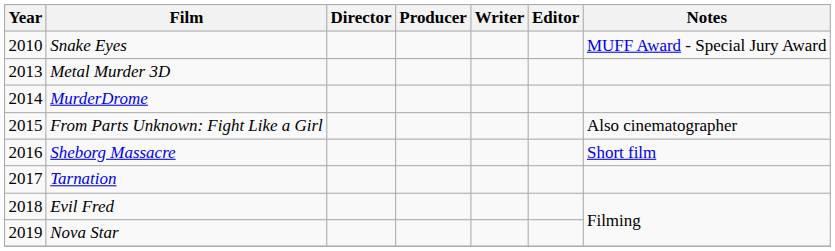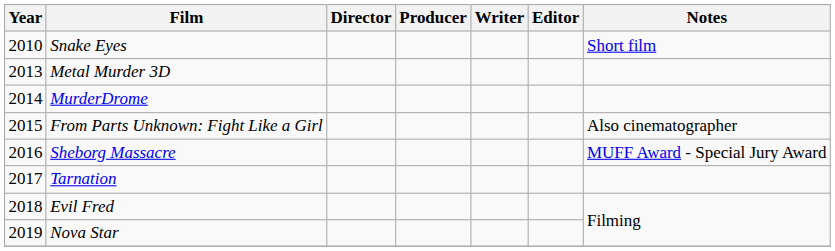(707, 44) MUFF Award - Special Jury Award -> (622, 44) Short film
(622, 152) Short film -> (707, 152) MUFF Award - Special Jury Award
